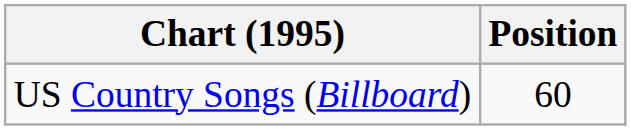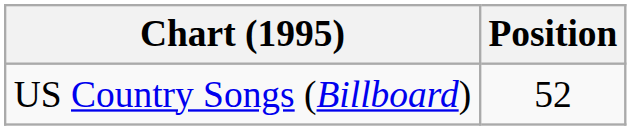(553, 93) 60 -> (553, 93) 52
